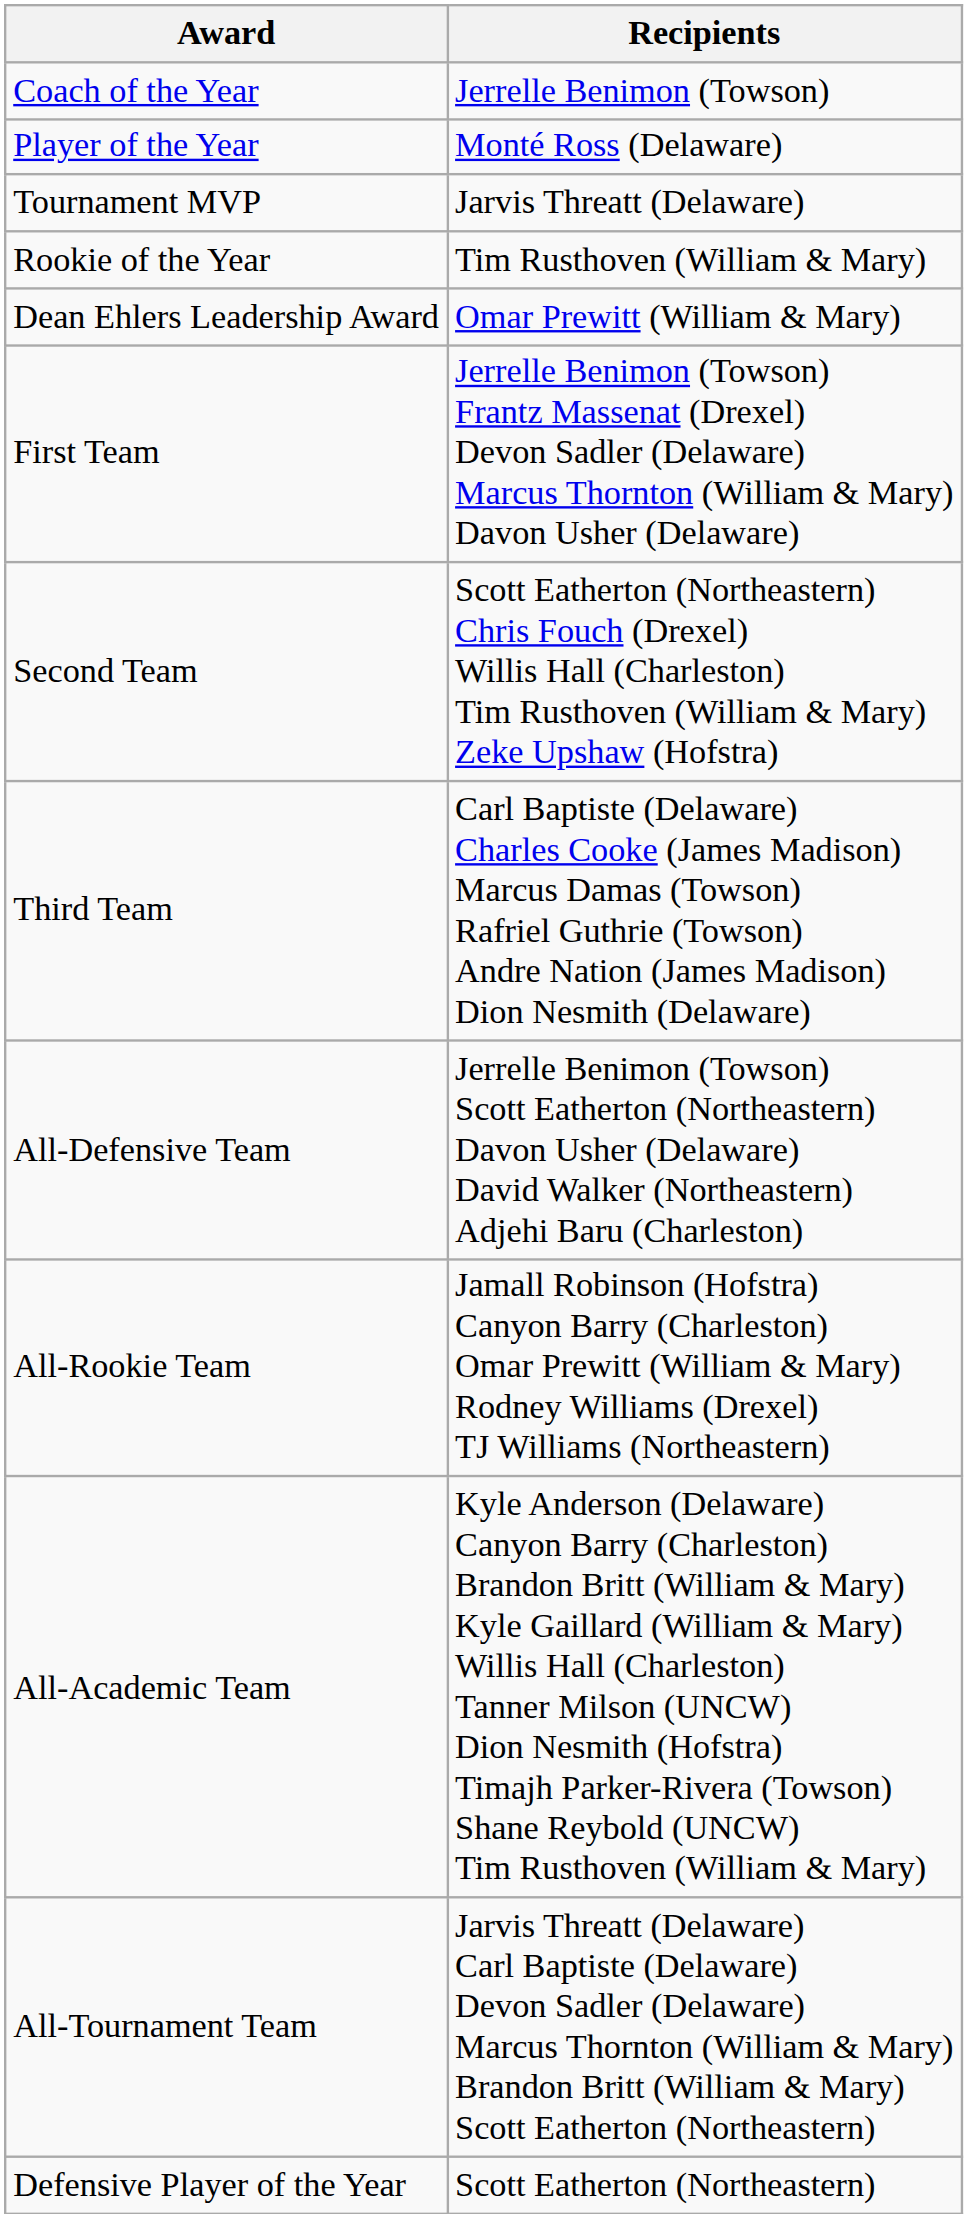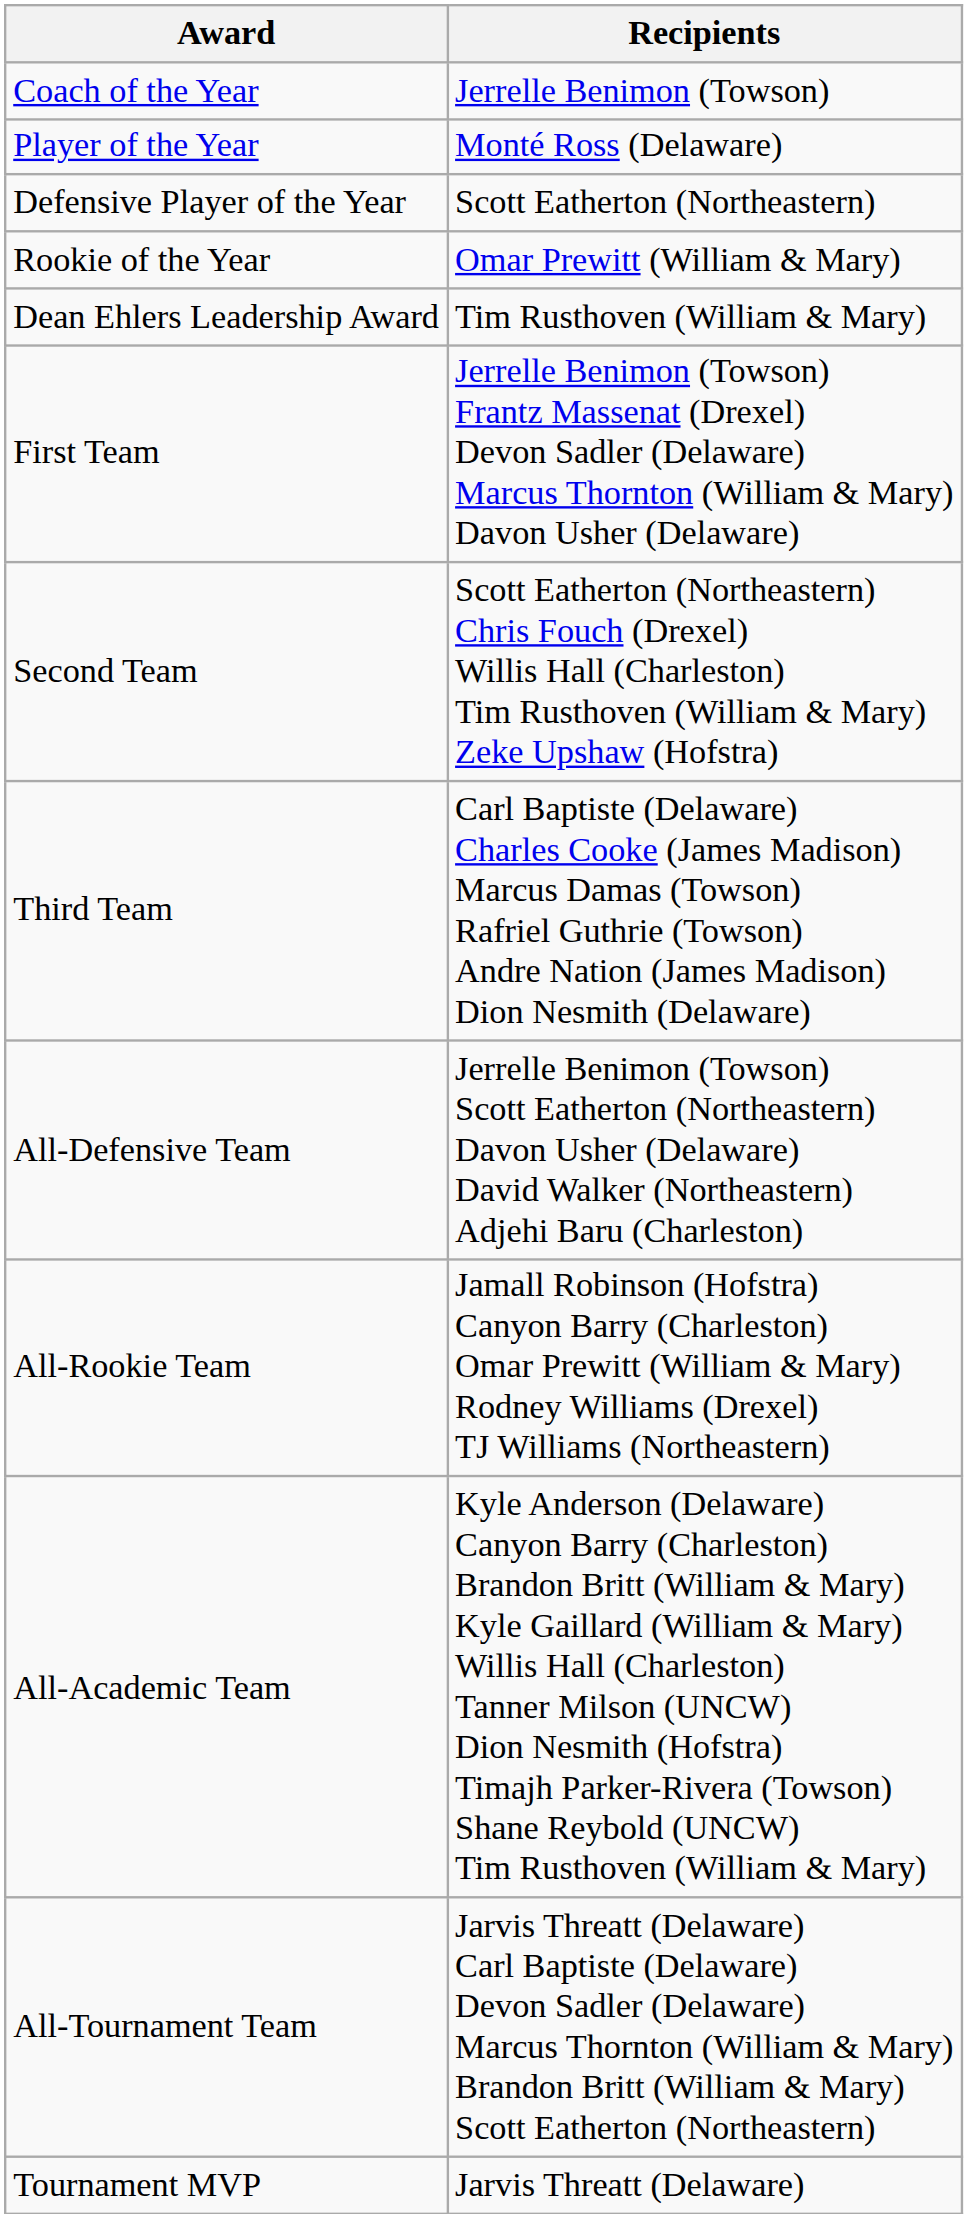rows swapped: (210, 2184) <-> (137, 202)
(691, 259) Tim Rusthoven (William & Mary) -> (678, 259) Omar Prewitt (William & Mary)
(678, 315) Omar Prewitt (William & Mary) -> (691, 315) Tim Rusthoven (William & Mary)
